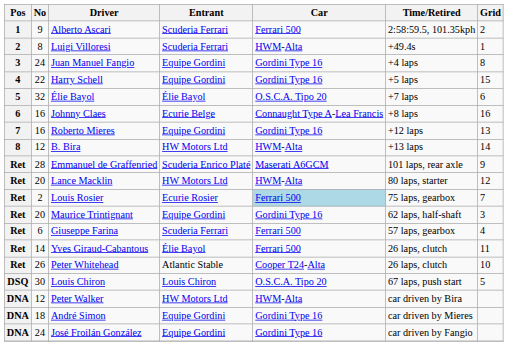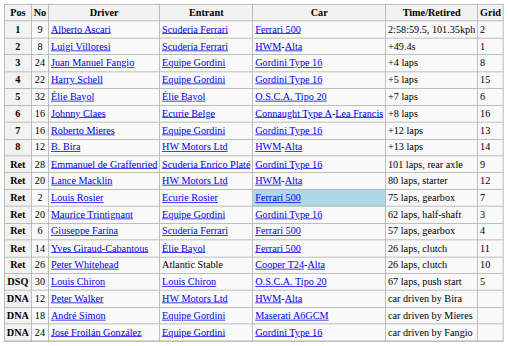(292, 163) Maserati A6GCM -> (289, 163) Gordini Type 16
(289, 315) Gordini Type 16 -> (292, 315) Maserati A6GCM
